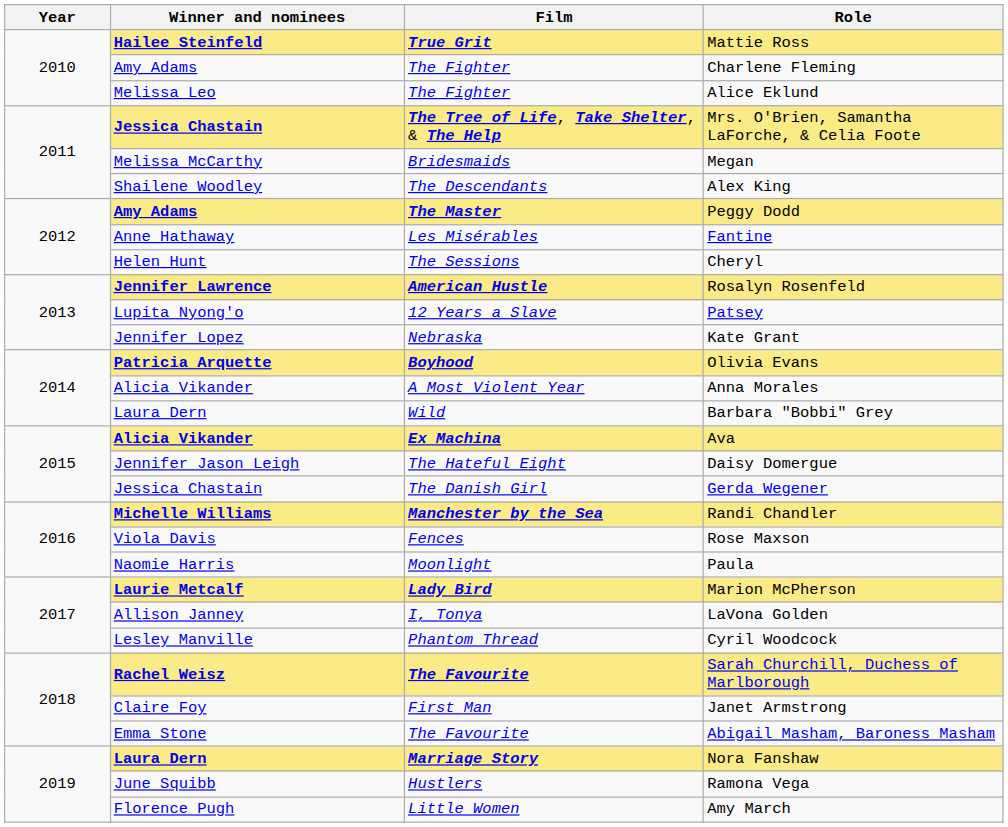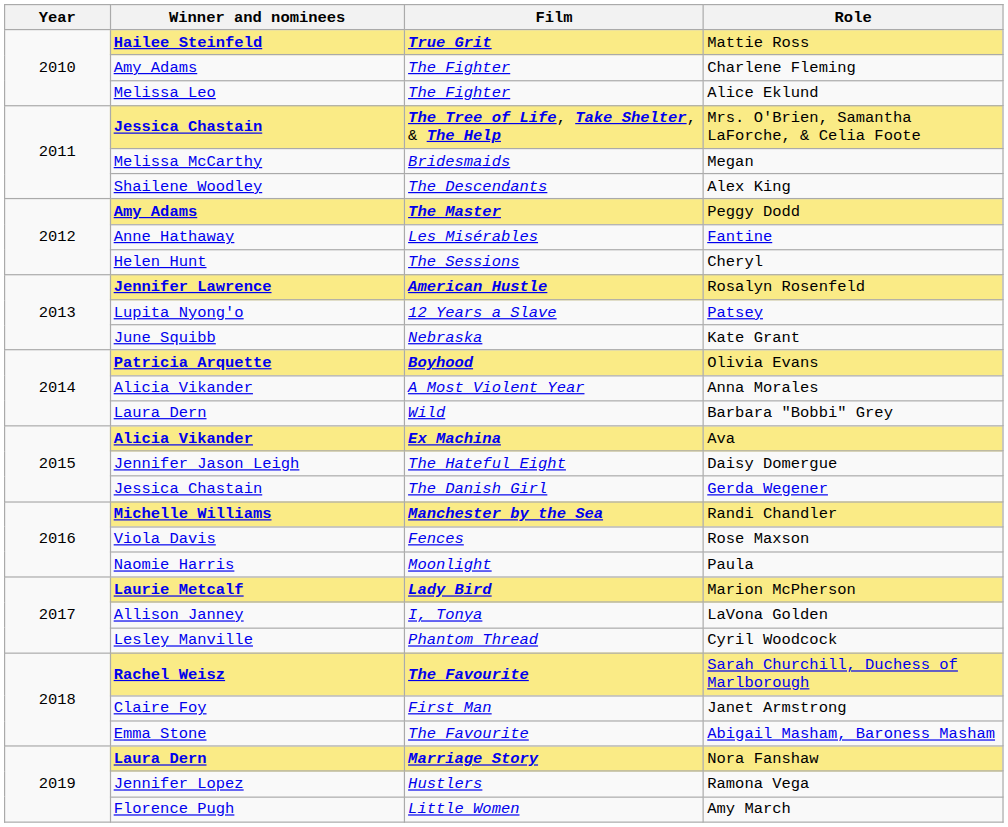(179, 338) Jennifer Lopez -> (165, 338) June Squibb
(165, 784) June Squibb -> (179, 784) Jennifer Lopez
